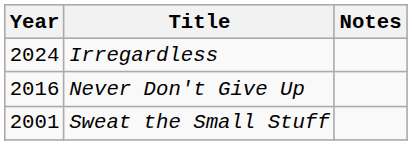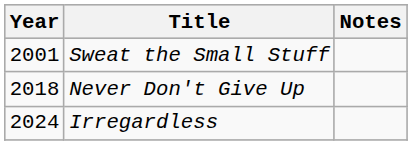rows swapped: (199, 123) <-> (144, 55)
(35, 89) 2016 -> (35, 89) 2018
